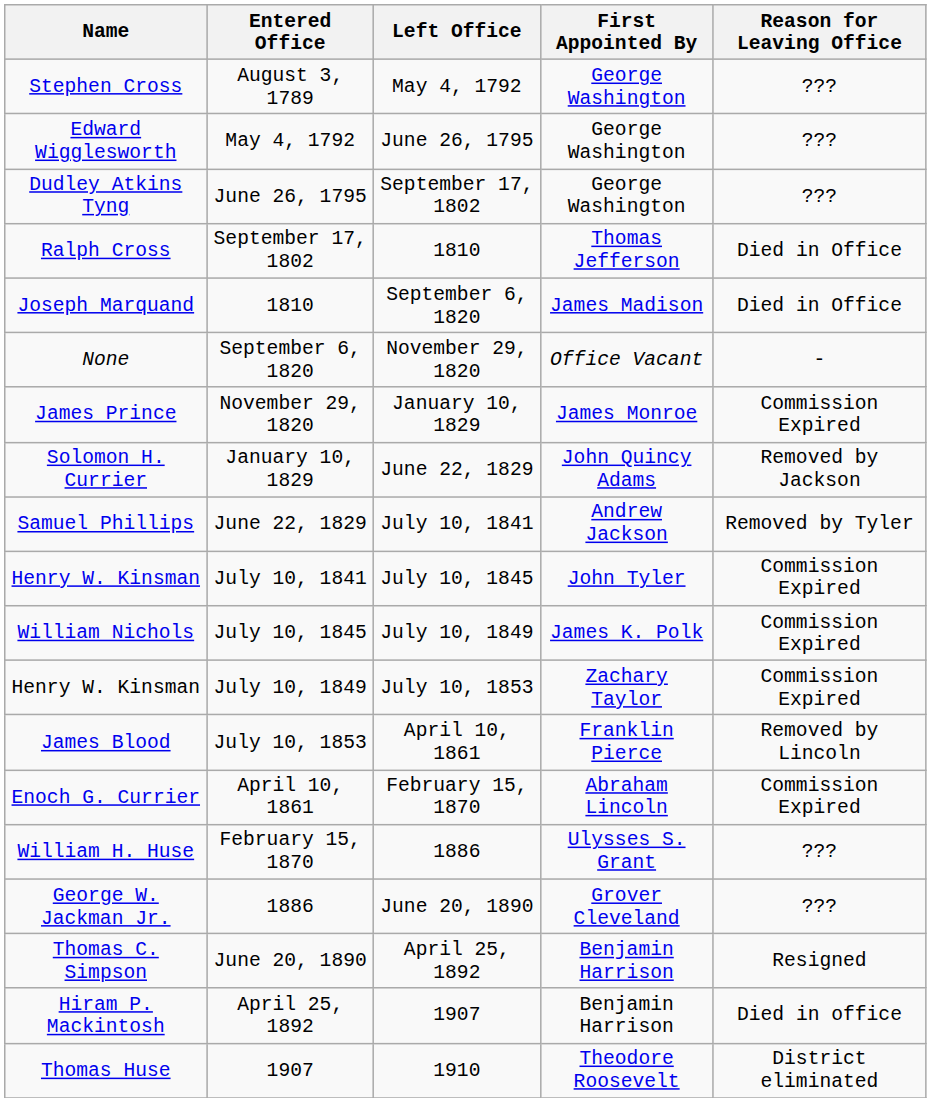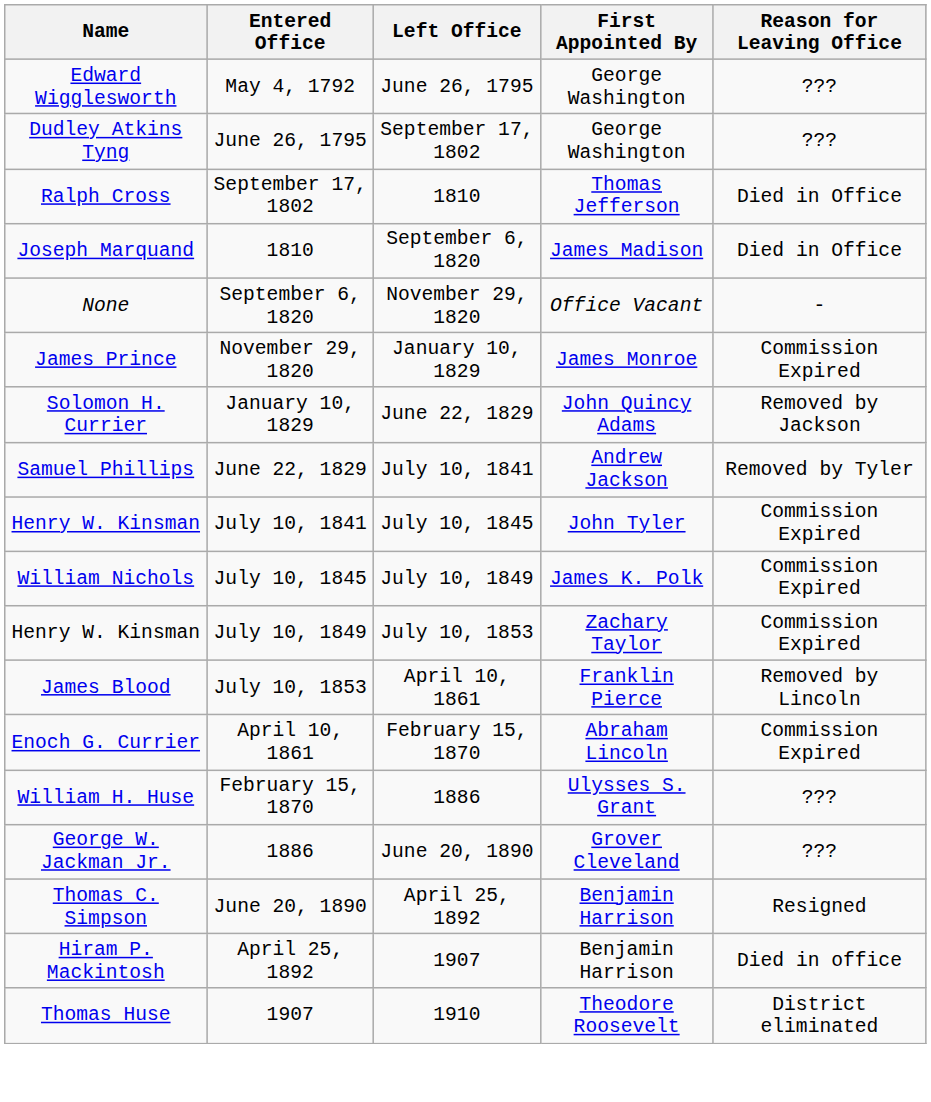- row: (290, 87)
